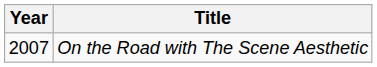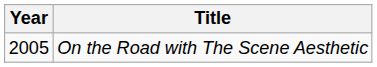(29, 47) 2007 -> (29, 47) 2005
